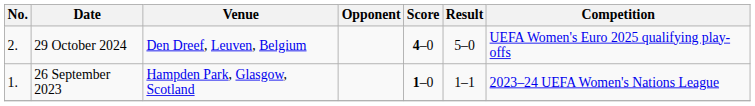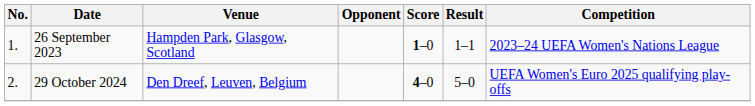rows swapped: (72, 82) <-> (80, 44)
